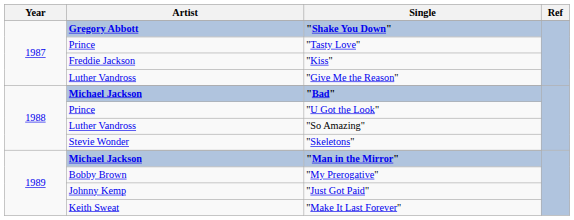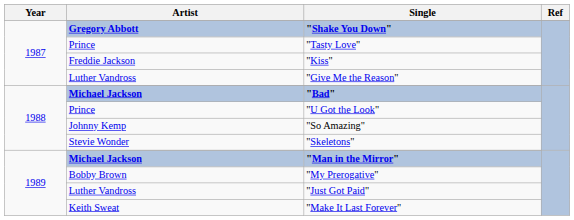(102, 126) Luther Vandross -> (97, 126) Johnny Kemp
(97, 191) Johnny Kemp -> (102, 191) Luther Vandross
